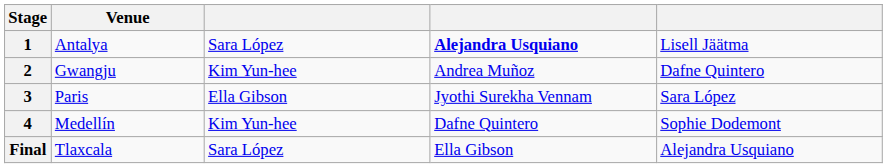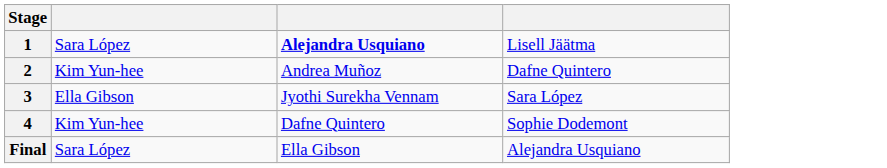- column: (128, 17)
